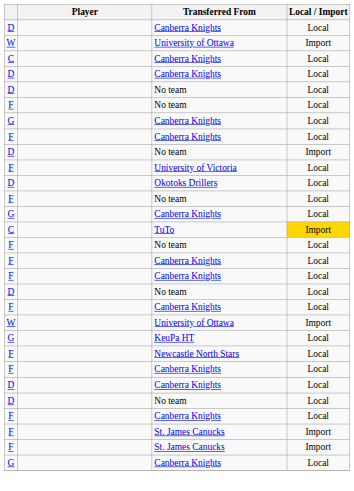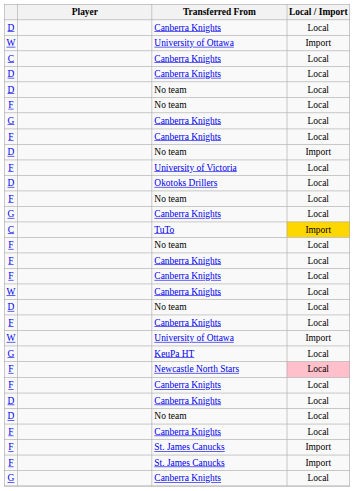+ row: (11, 292)
(318, 354) no background -> (318, 369) pink background
